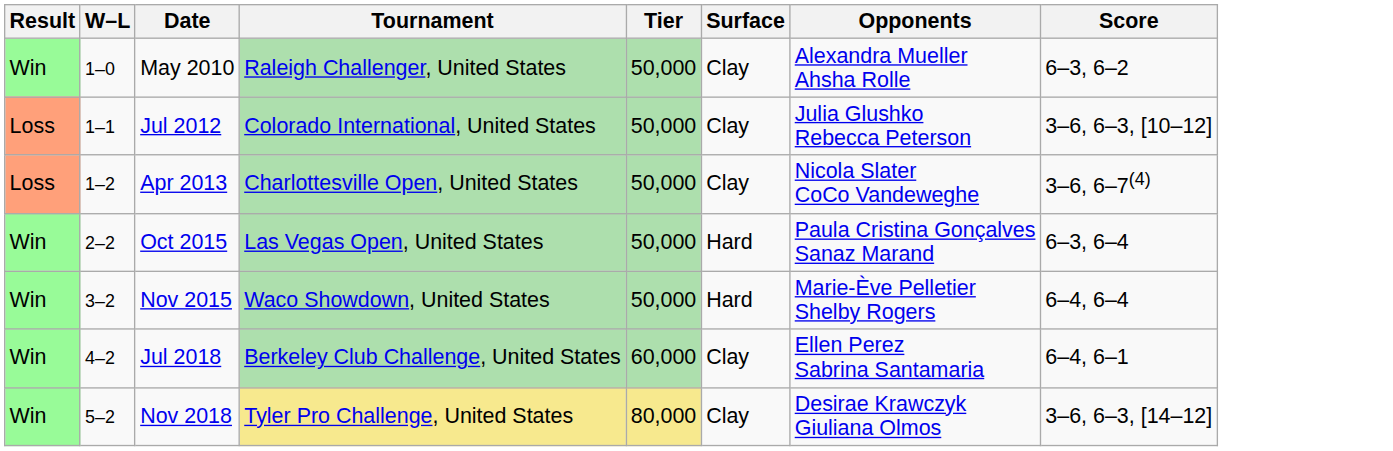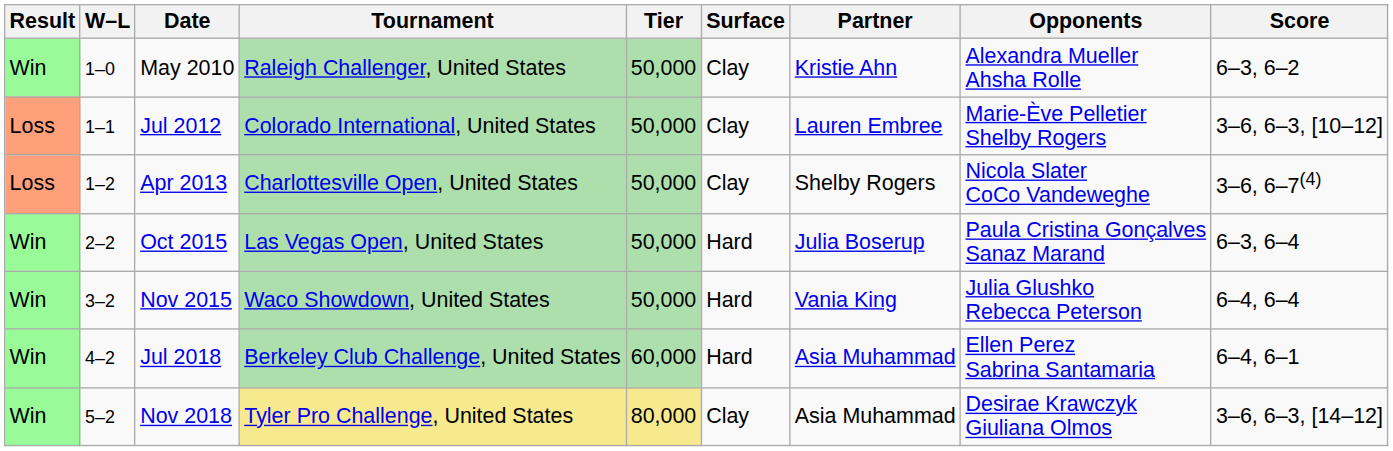+ column: (875, 21)
(883, 125) Julia Glushko Rebecca Peterson -> (1056, 125) Marie-Ève Pelletier Shelby Rogers
(885, 300) Marie-Ève Pelletier Shelby Rogers -> (1054, 300) Julia Glushko Rebecca Peterson
(728, 358) Clay -> (729, 358) Hard
